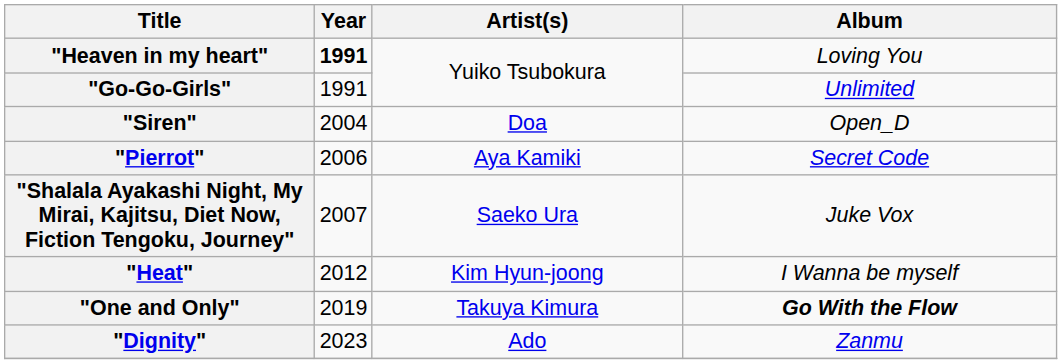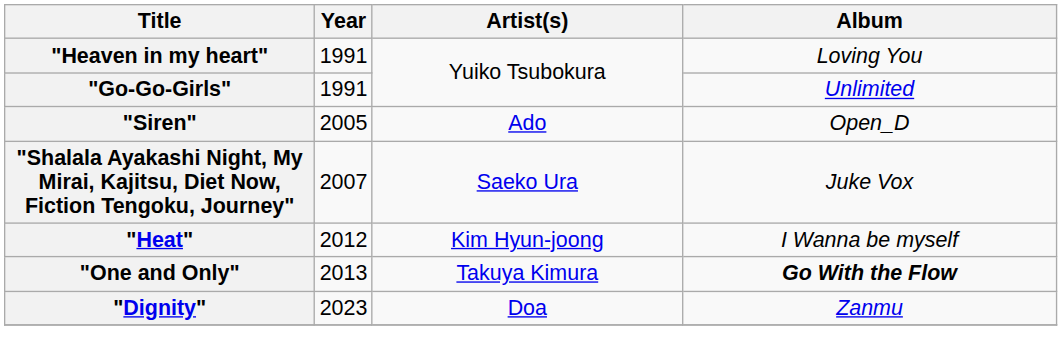(344, 55) bold -> (344, 55) normal
(344, 123) 2004 -> (344, 123) 2005
(527, 123) Doa -> (527, 123) Ado
- row: (160, 157)
(344, 307) 2019 -> (344, 273) 2013
(527, 341) Ado -> (527, 307) Doa
